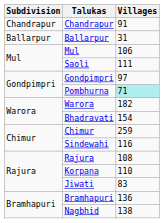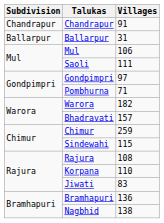(123, 91) paleturquoise background -> (123, 91) no background
(125, 118) 154 -> (125, 118) 157
(125, 144) 116 -> (125, 144) 115
